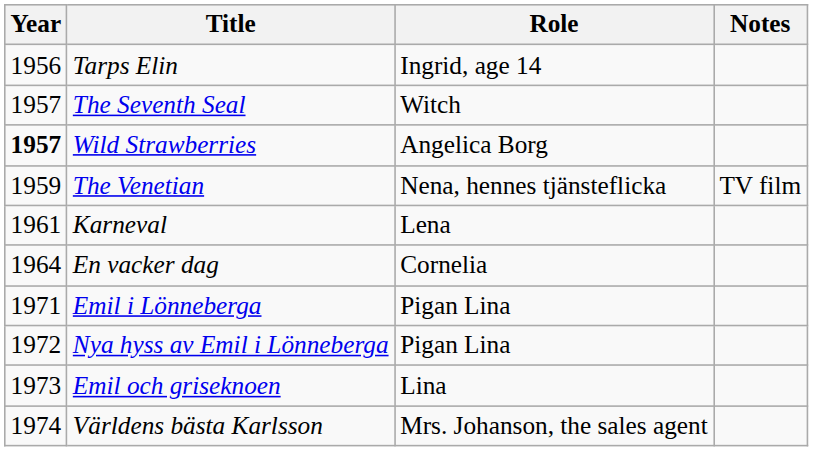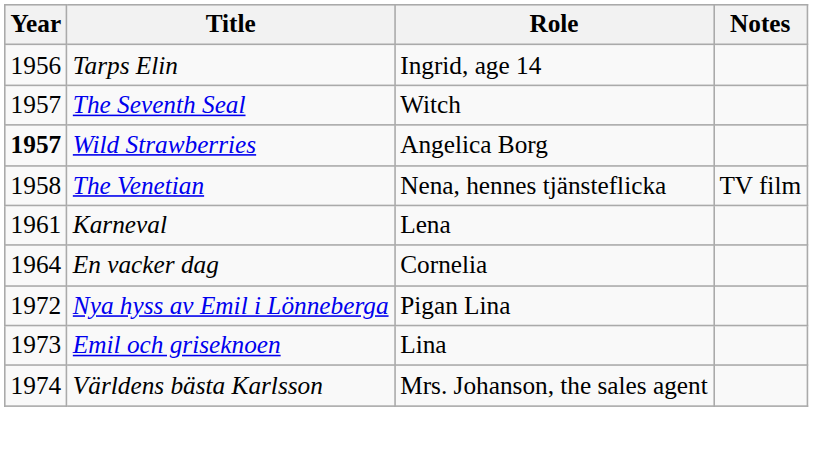(36, 184) 1959 -> (36, 184) 1958
- row: (167, 305)
